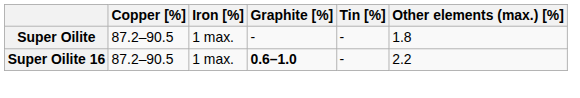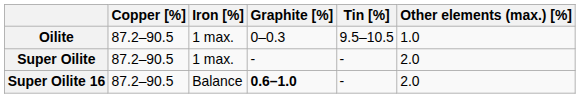+ row: (56, 37)
(402, 37) 1.8 -> (410, 59) 2.0
(213, 59) 1 max. -> (217, 81) Balance
(402, 59) 2.2 -> (410, 81) 2.0
